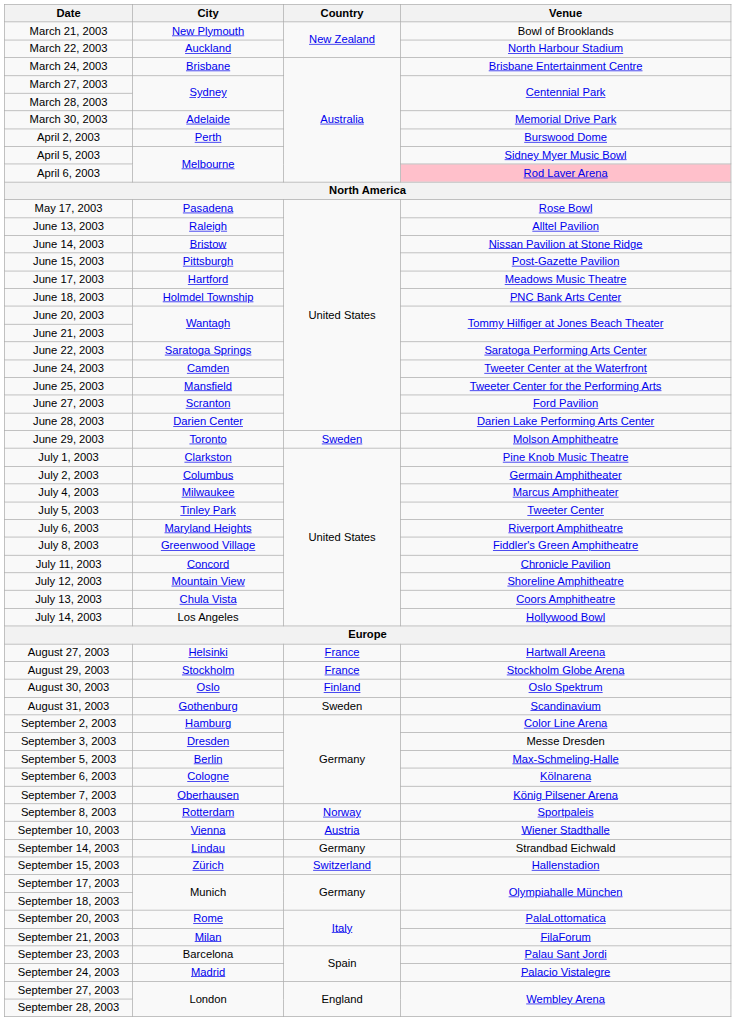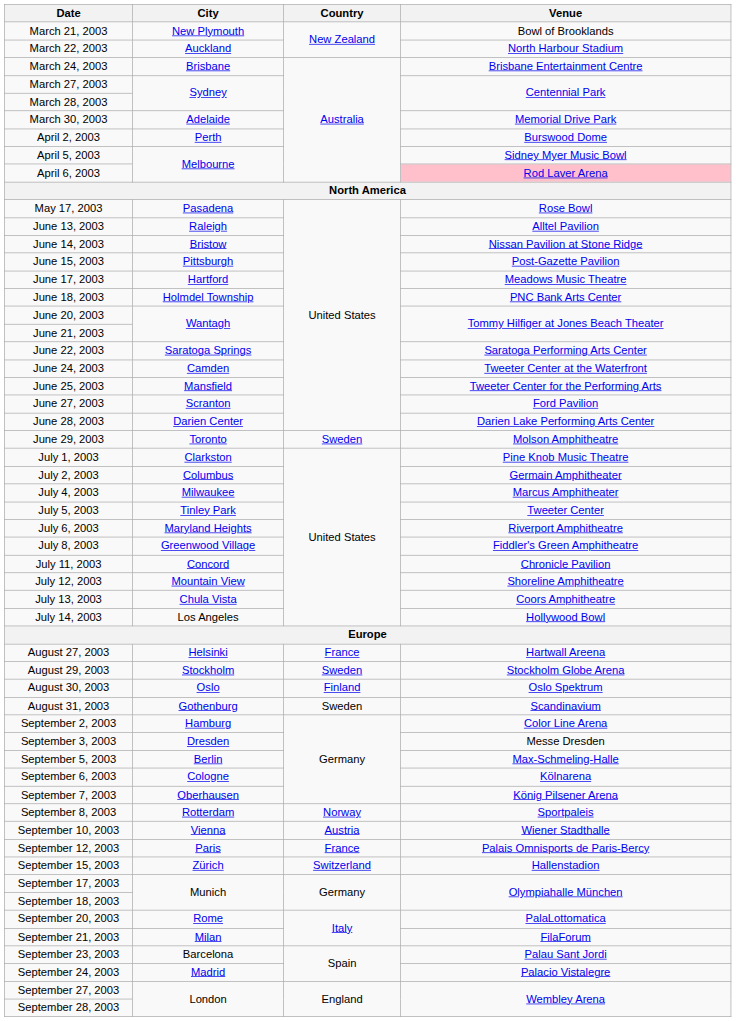(342, 670) France -> (342, 670) Sweden
+ row: (69, 848)
- row: (69, 848)
